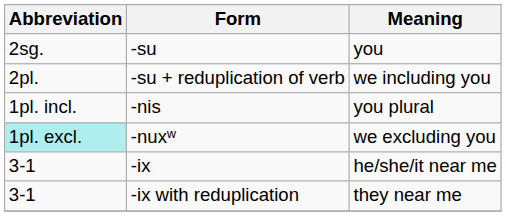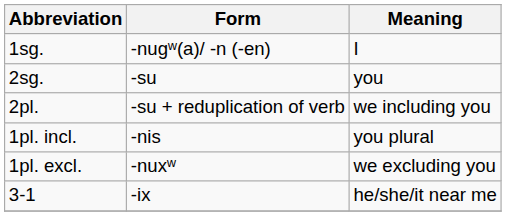+ row: (201, 48)
(45, 136) paleturquoise background -> (45, 166) no background
- row: (215, 195)
